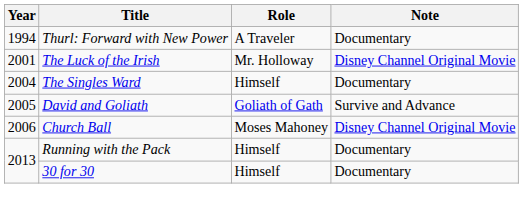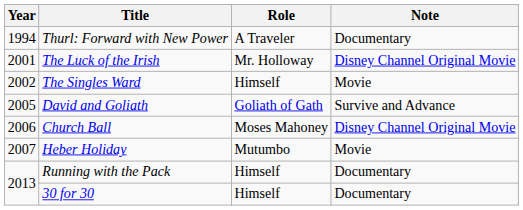(22, 82) 2004 -> (22, 82) 2002
(373, 82) Documentary -> (353, 82) Movie
+ row: (84, 149)
